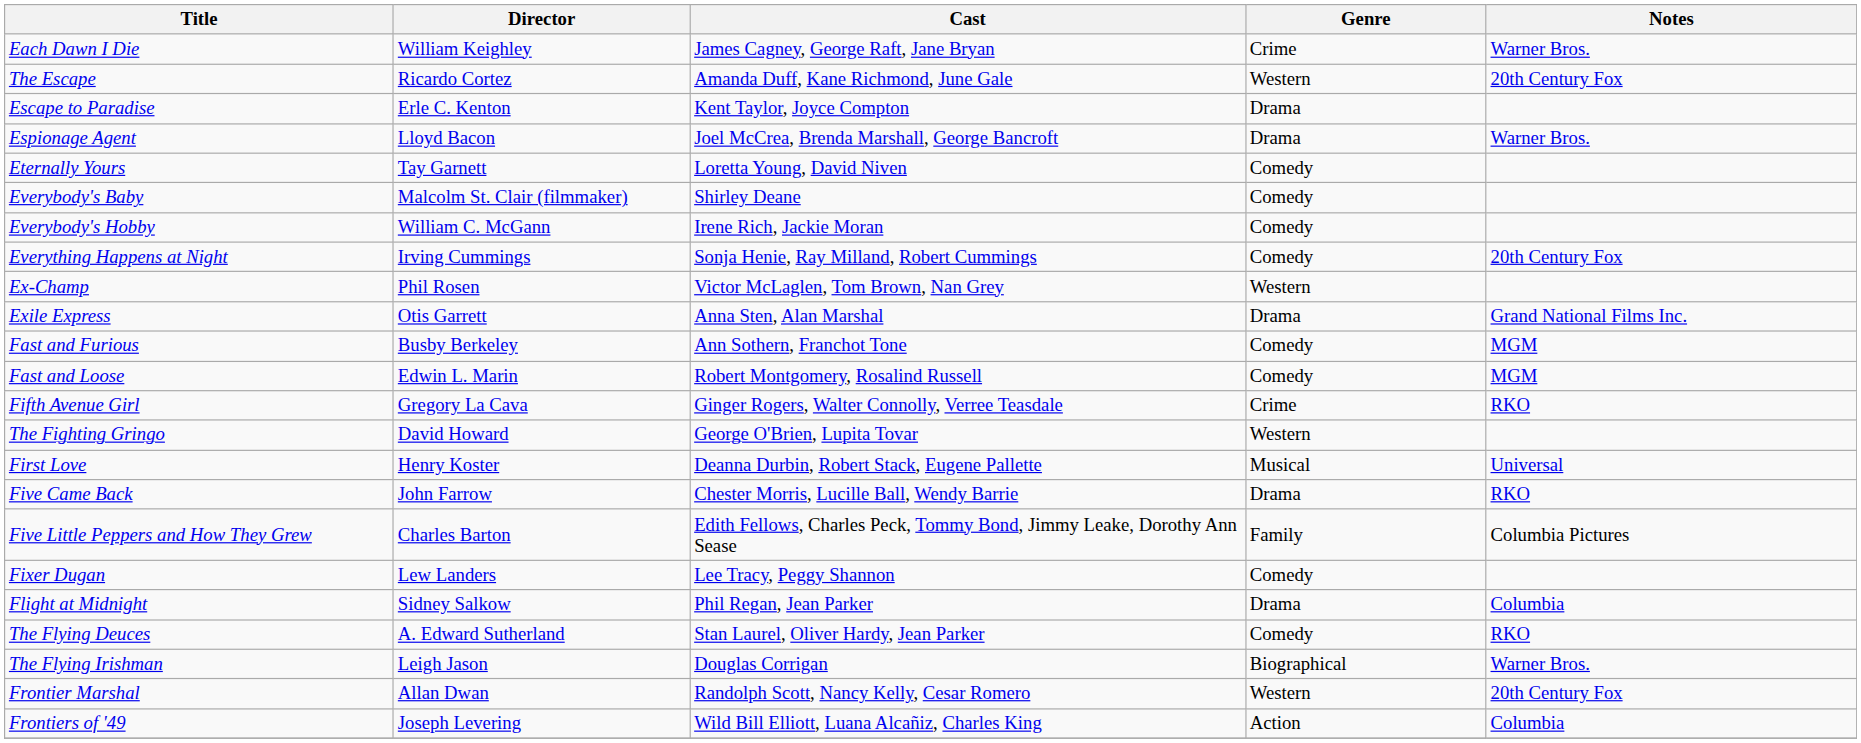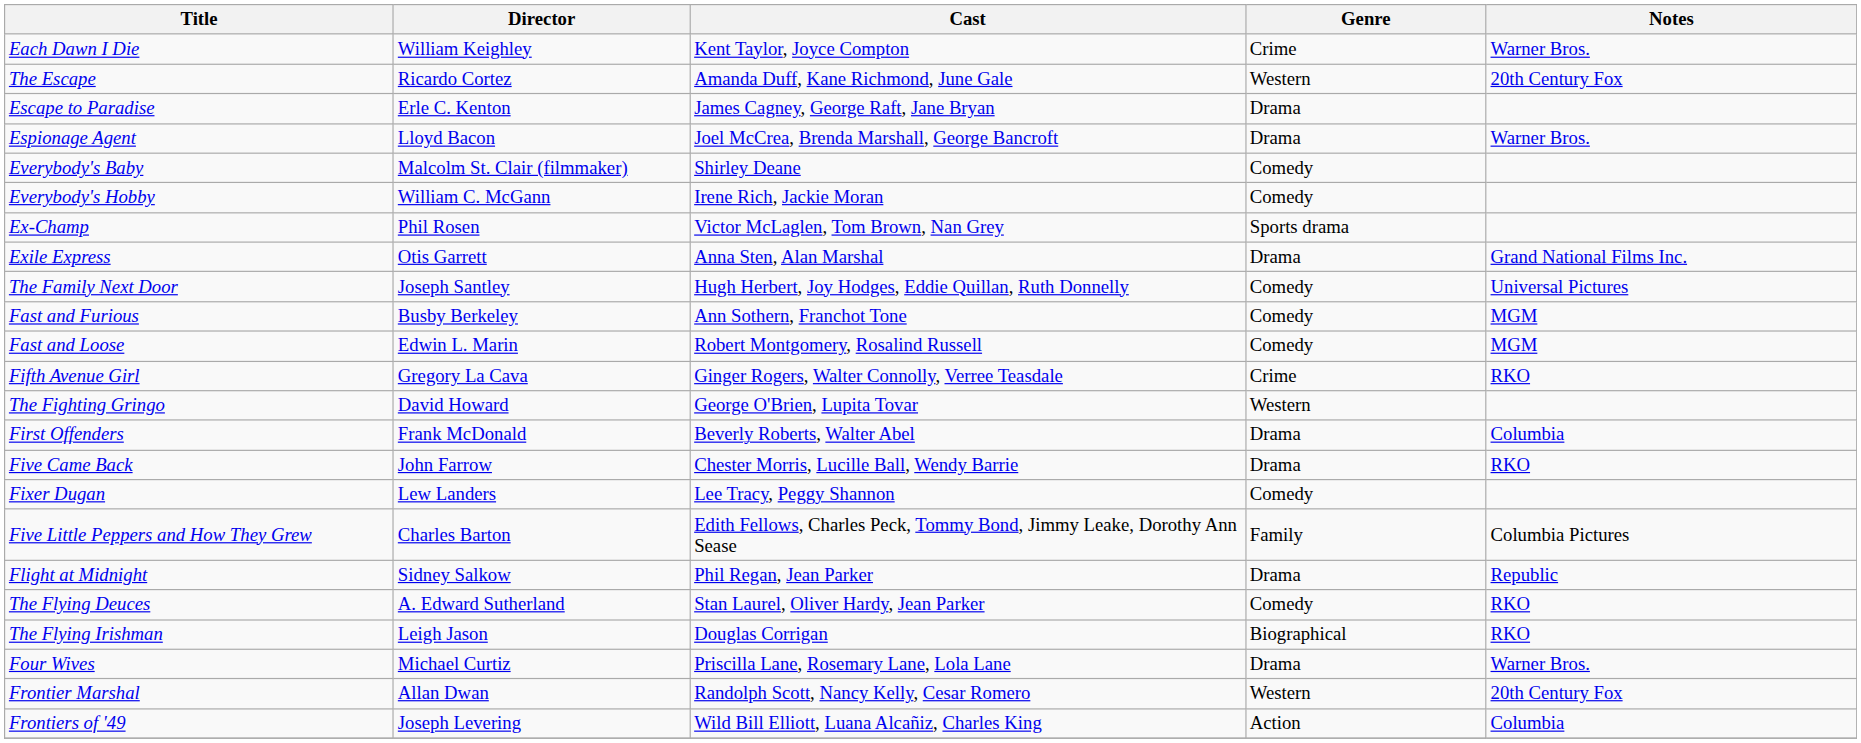(844, 49) James Cagney, George Raft, Jane Bryan -> (802, 49) Kent Taylor, Joyce Compton
(802, 108) Kent Taylor, Joyce Compton -> (844, 108) James Cagney, George Raft, Jane Bryan
- row: (67, 167)
- row: (118, 256)
(1280, 286) Western -> (1299, 227) Sports drama
+ row: (93, 286)
- row: (48, 464)
+ row: (66, 434)
rows swapped: (160, 534) <-> (57, 574)
(1527, 604) Columbia -> (1524, 574) Republic
(1540, 663) Warner Bros. -> (1510, 634) RKO
+ row: (52, 663)
